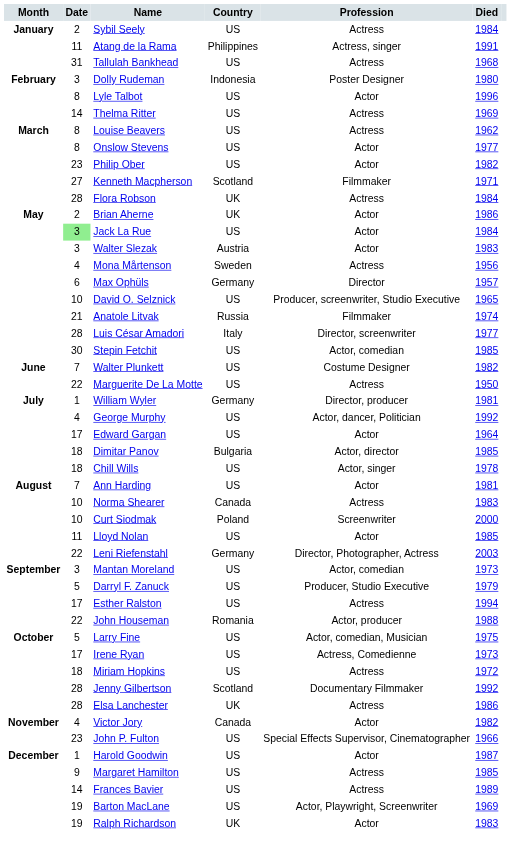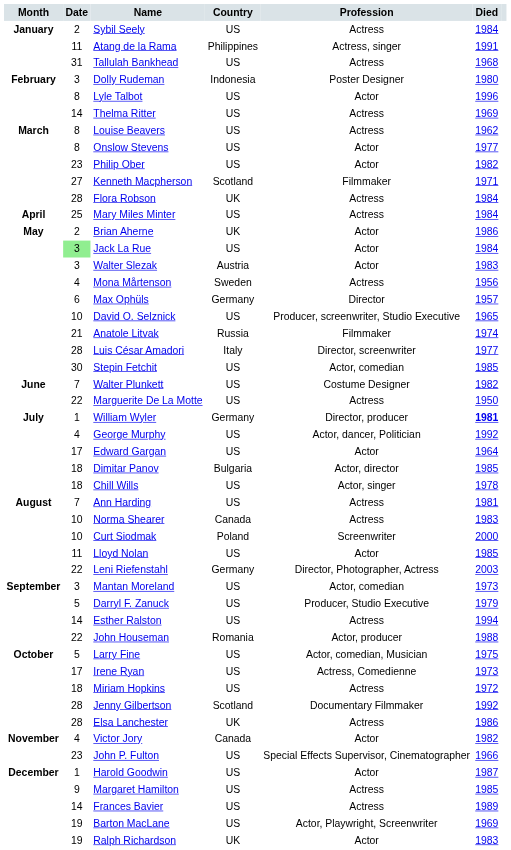+ row: (134, 215)
(487, 401) normal -> (487, 418) bold
(367, 485) Actor -> (367, 502) Actress
(77, 604) 17 -> (77, 621) 14
